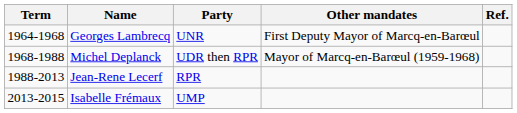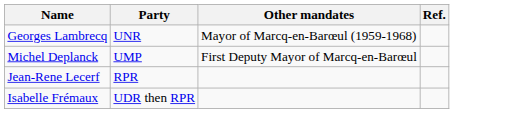- column: (36, 14)
(372, 35) First Deputy Mayor of Marcq-en-Barœul -> (309, 35) Mayor of Marcq-en-Barœul (1959-1968)
(217, 56) UDR then RPR -> (128, 56) UMP
(372, 56) Mayor of Marcq-en-Barœul (1959-1968) -> (309, 56) First Deputy Mayor of Marcq-en-Barœul
(191, 98) UMP -> (154, 98) UDR then RPR
